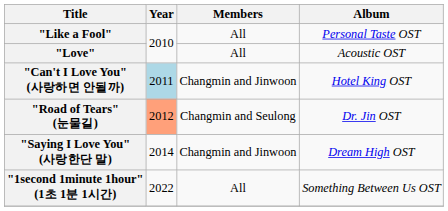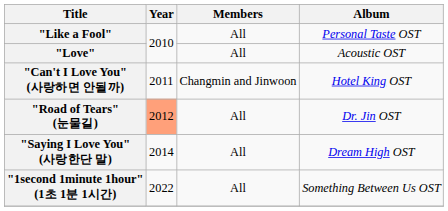(161, 80) lightblue background -> (161, 80) no background
(238, 116) Changmin and Seulong -> (238, 116) All
(238, 152) Changmin and Jinwoon -> (238, 152) All
